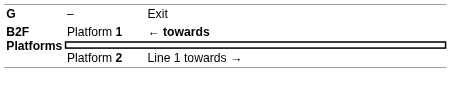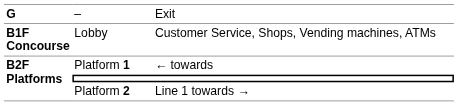+ row: (91, 32)
(179, 32) bold -> (184, 65) normal
